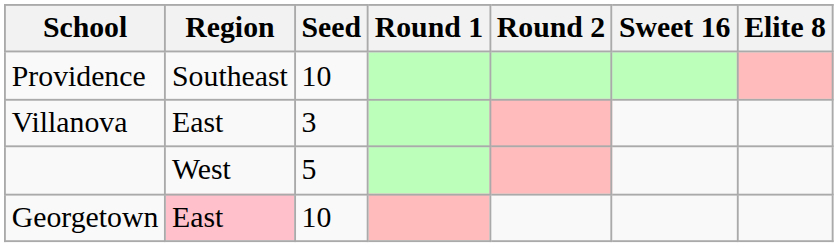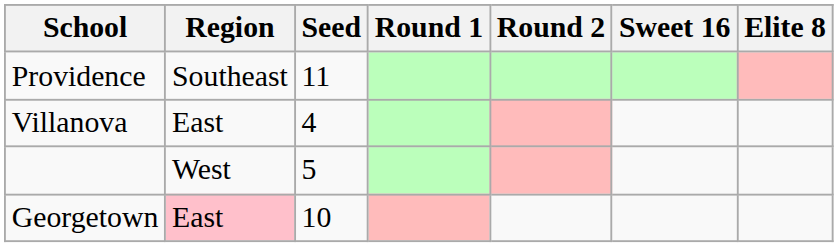(316, 75) 10 -> (316, 75) 11
(309, 122) 3 -> (309, 122) 4
